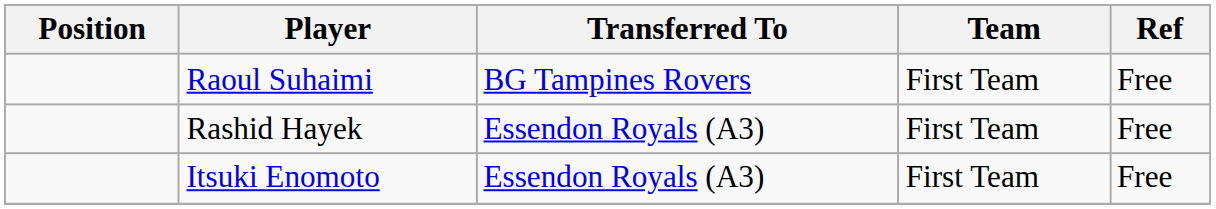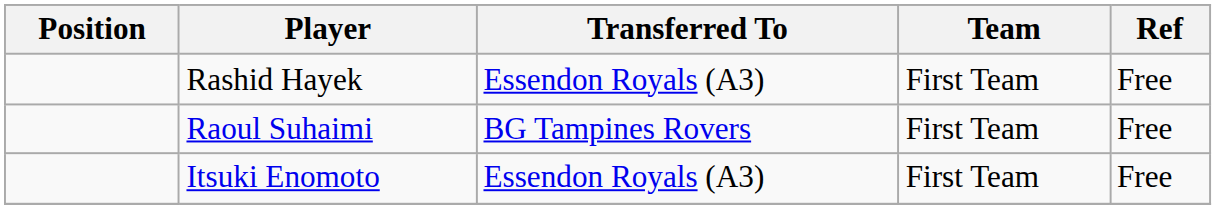rows swapped: (280, 78) <-> (274, 128)
